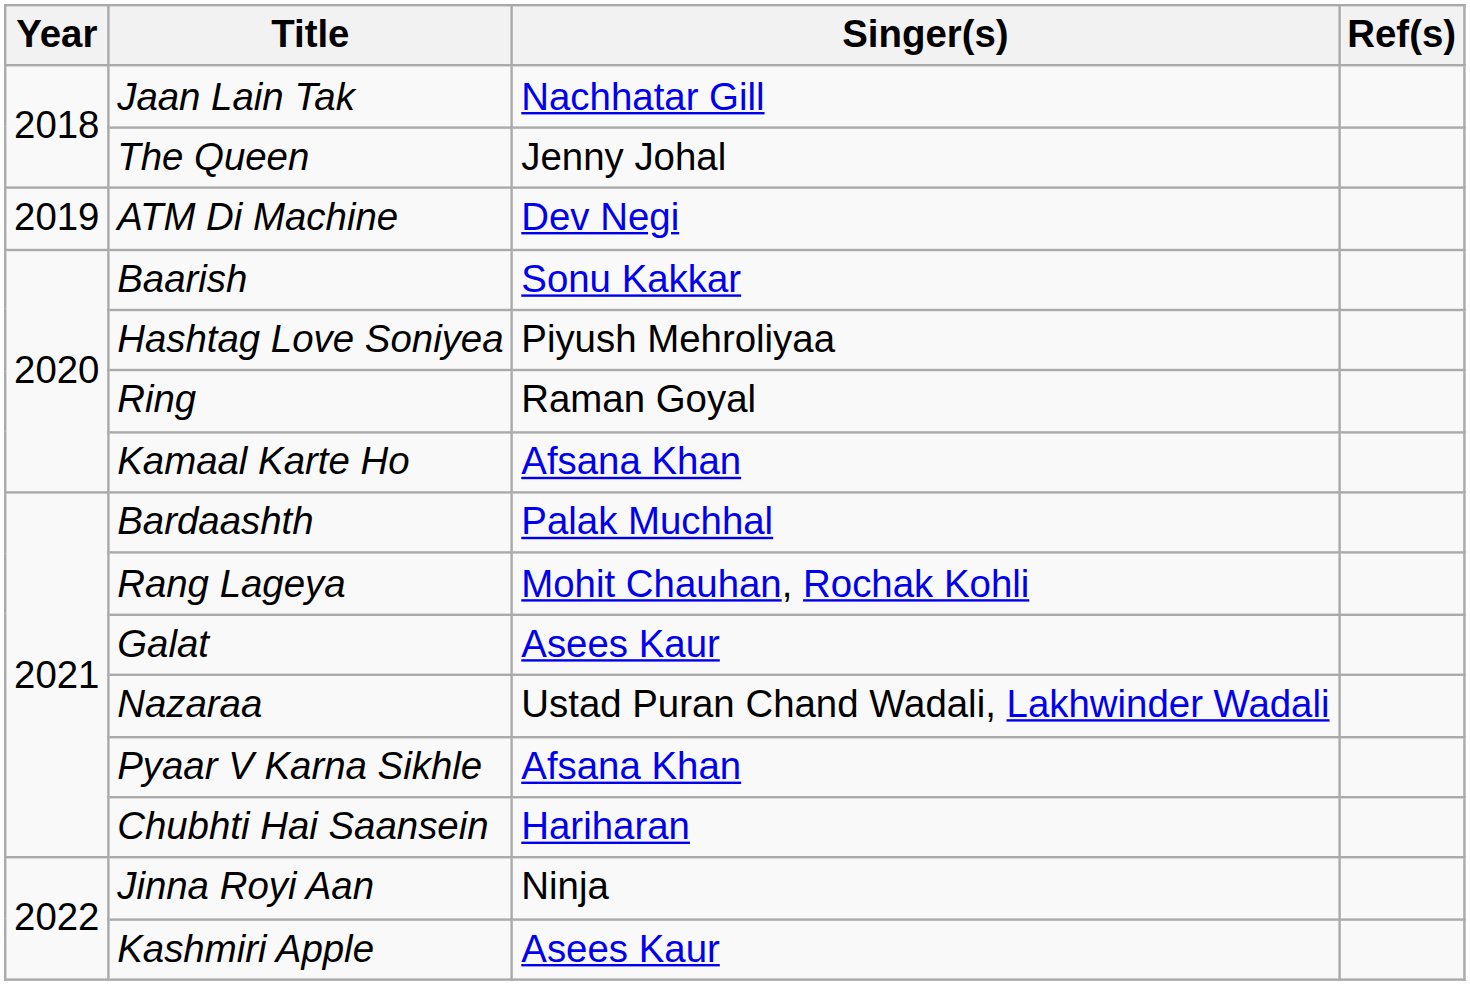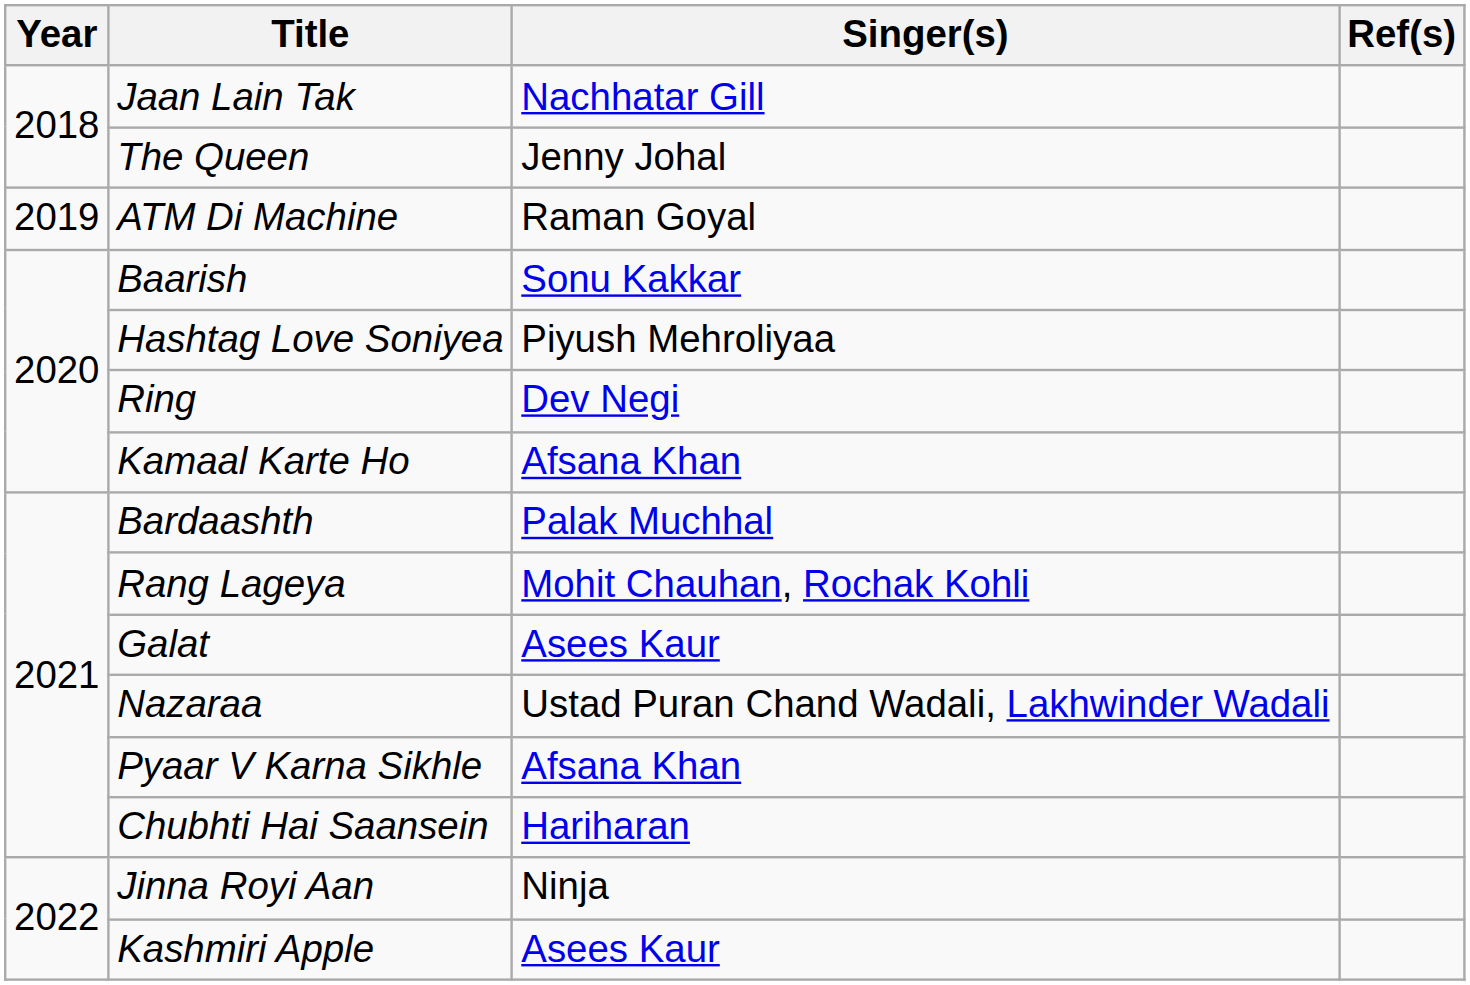(600, 217) Dev Negi -> (639, 217) Raman Goyal
(639, 400) Raman Goyal -> (600, 400) Dev Negi
